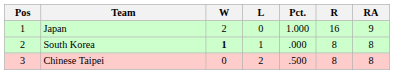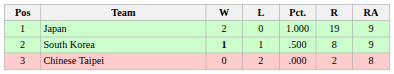(334, 28) 16 -> (334, 28) 19
(298, 45) .000 -> (298, 45) .500
(371, 45) 8 -> (371, 45) 9
(298, 61) .500 -> (298, 61) .000
(334, 61) 8 -> (334, 61) 2
